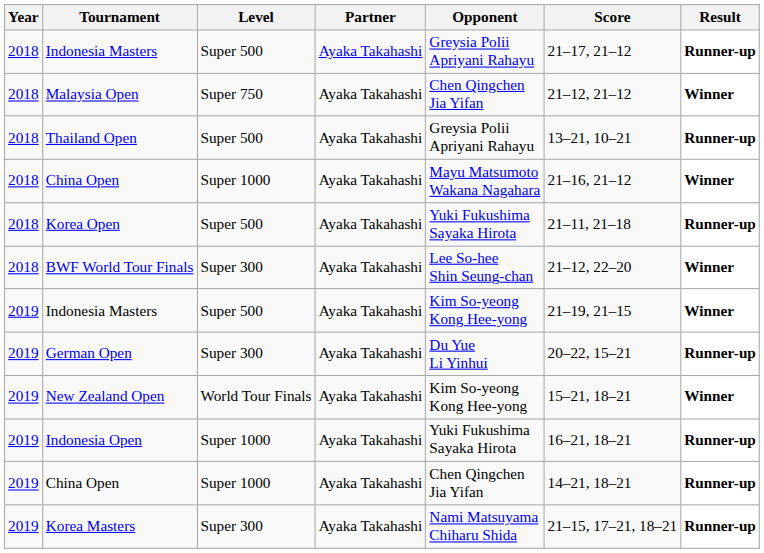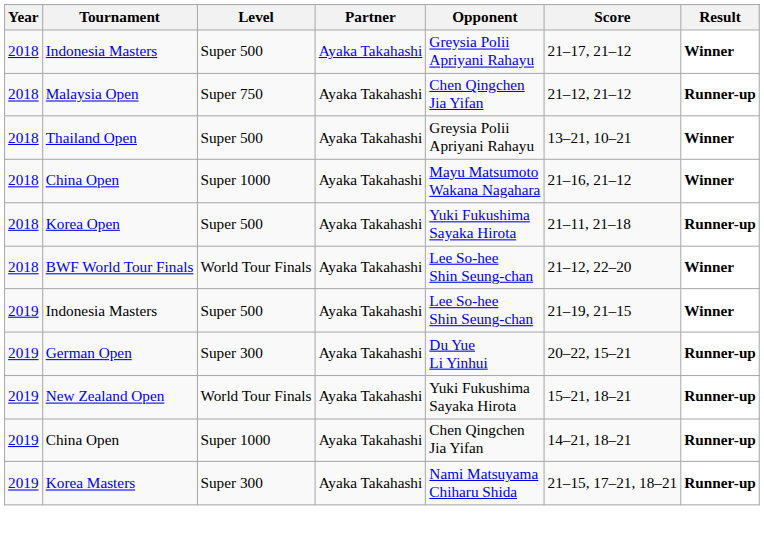(720, 51) Runner-up -> (709, 51) Winner
(709, 94) Winner -> (720, 94) Runner-up
(720, 138) Runner-up -> (709, 138) Winner
(232, 267) Super 300 -> (256, 267) World Tour Finals
(478, 310) Kim So-yeong Kong Hee-yong -> (481, 310) Lee So-hee Shin Seung-chan
(478, 397) Kim So-yeong Kong Hee-yong -> (480, 397) Yuki Fukushima Sayaka Hirota
(709, 397) Winner -> (720, 397) Runner-up
- row: (23, 440)
